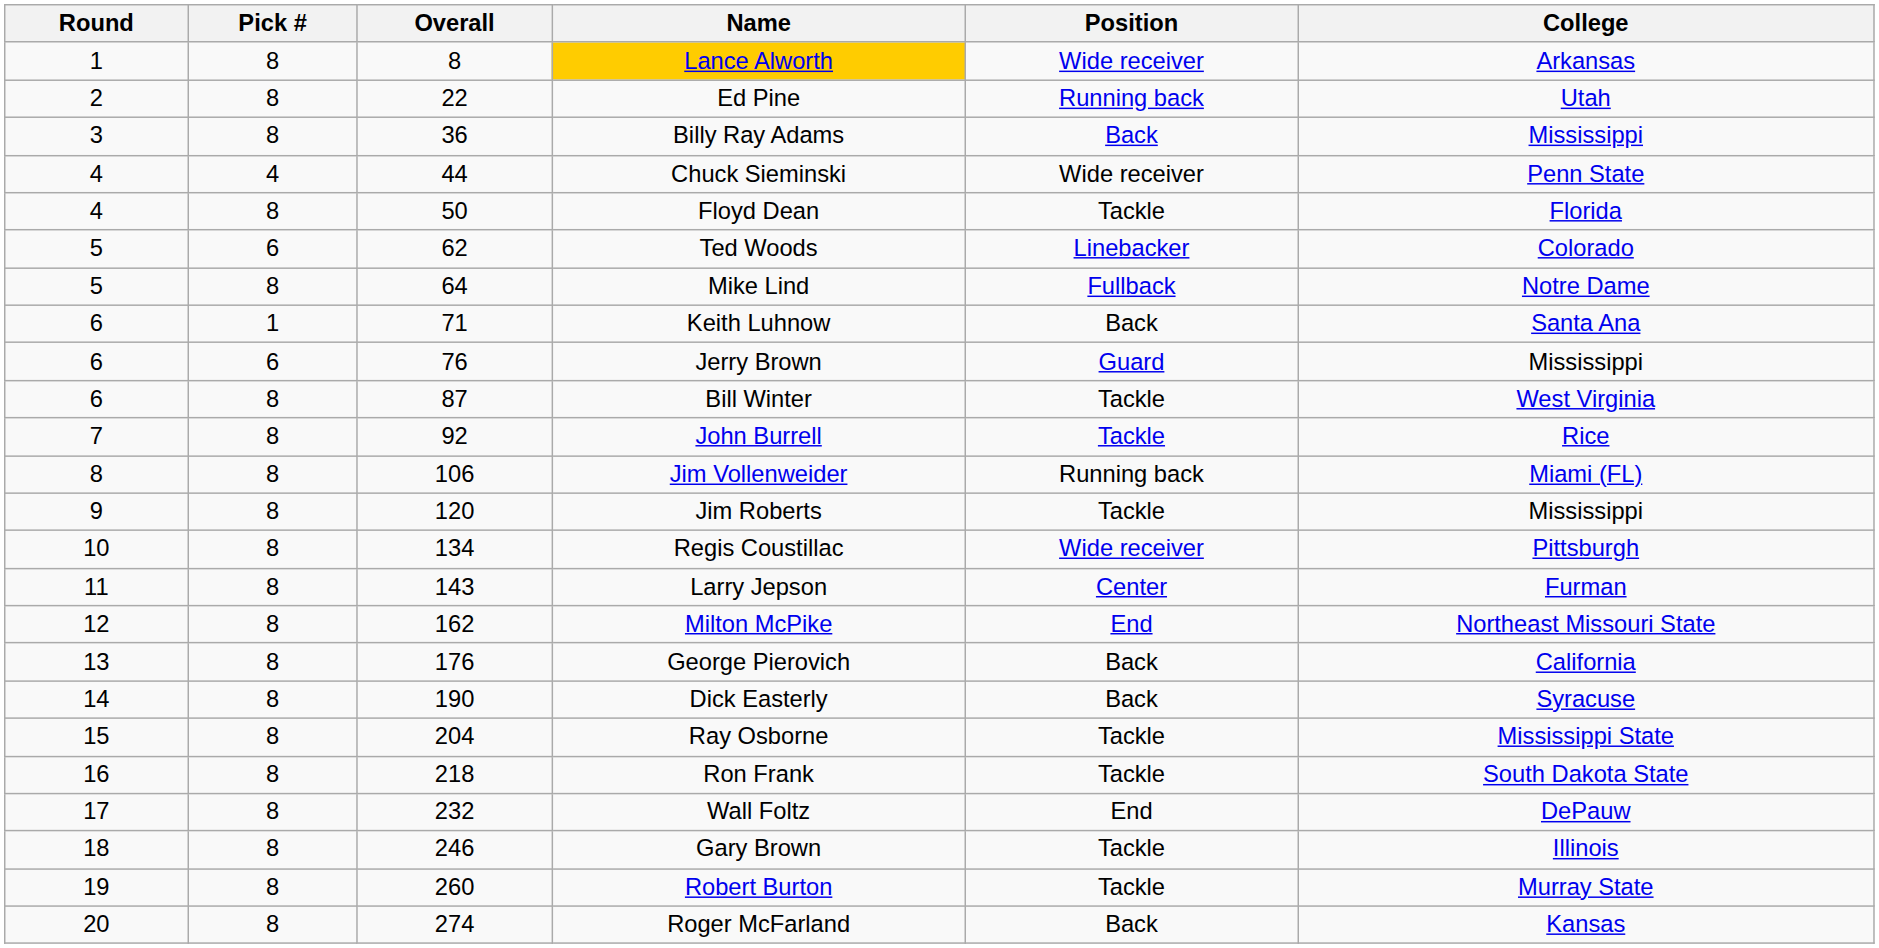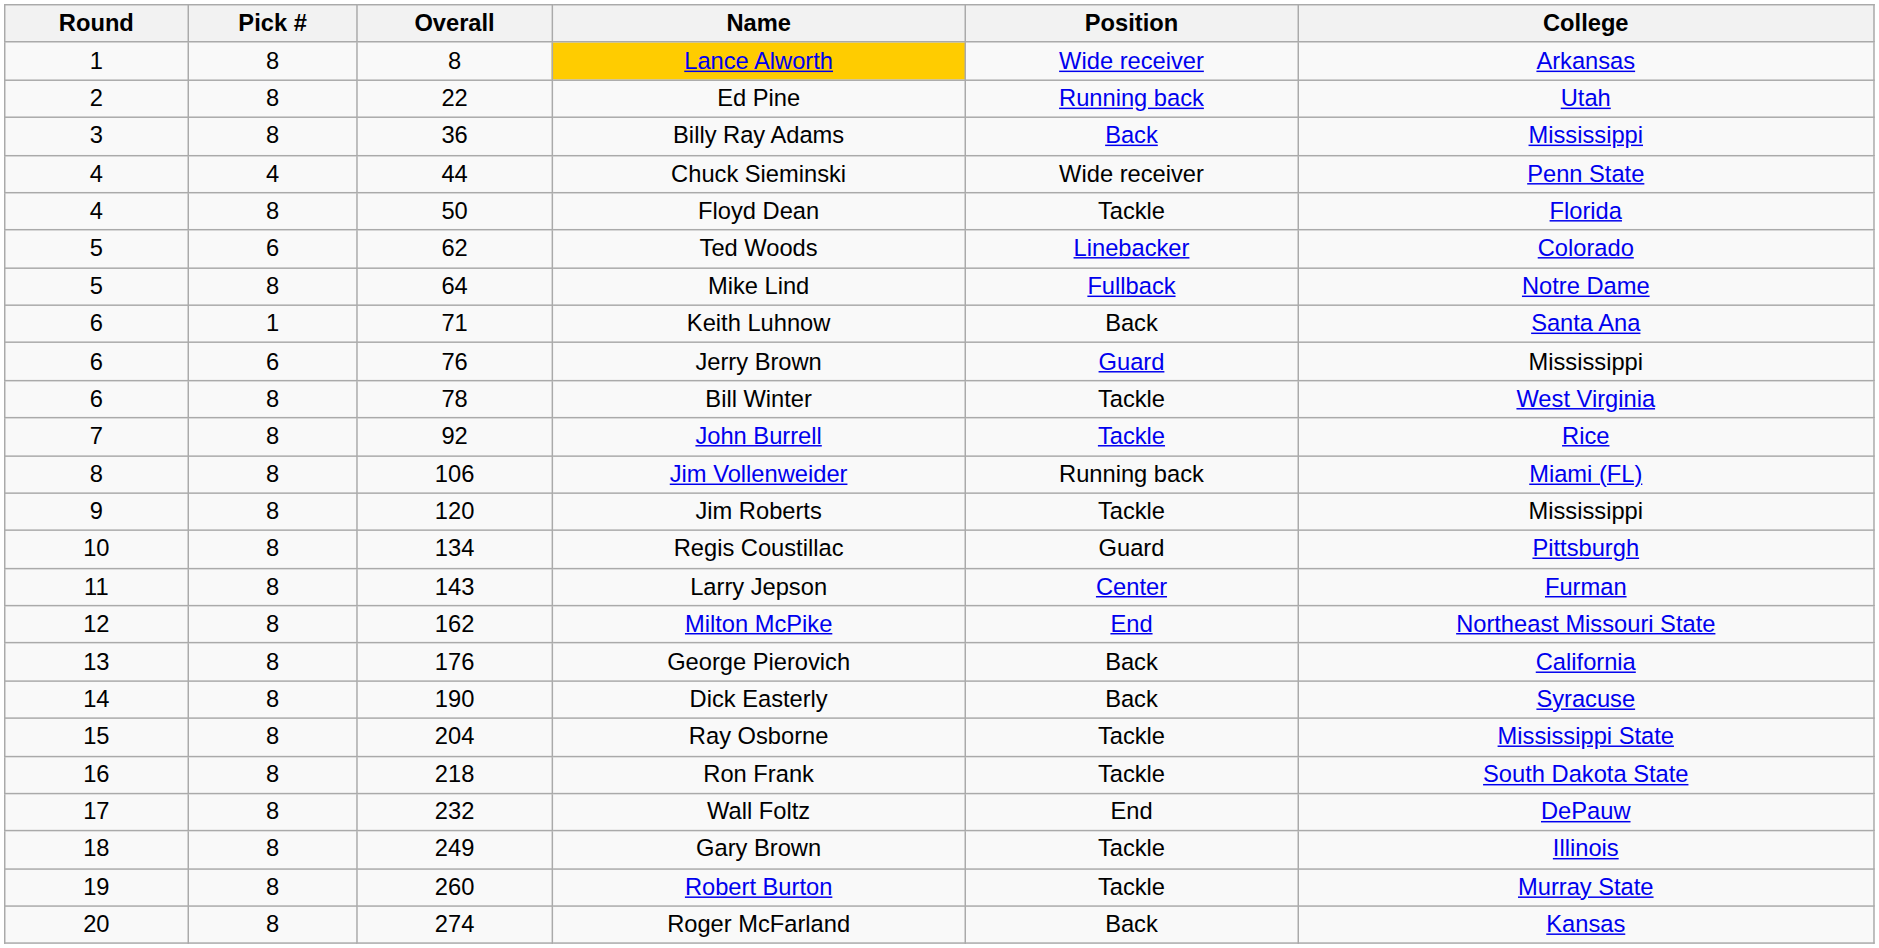(455, 398) 87 -> (455, 398) 78
(1131, 549) Wide receiver -> (1131, 549) Guard
(455, 849) 246 -> (455, 849) 249
